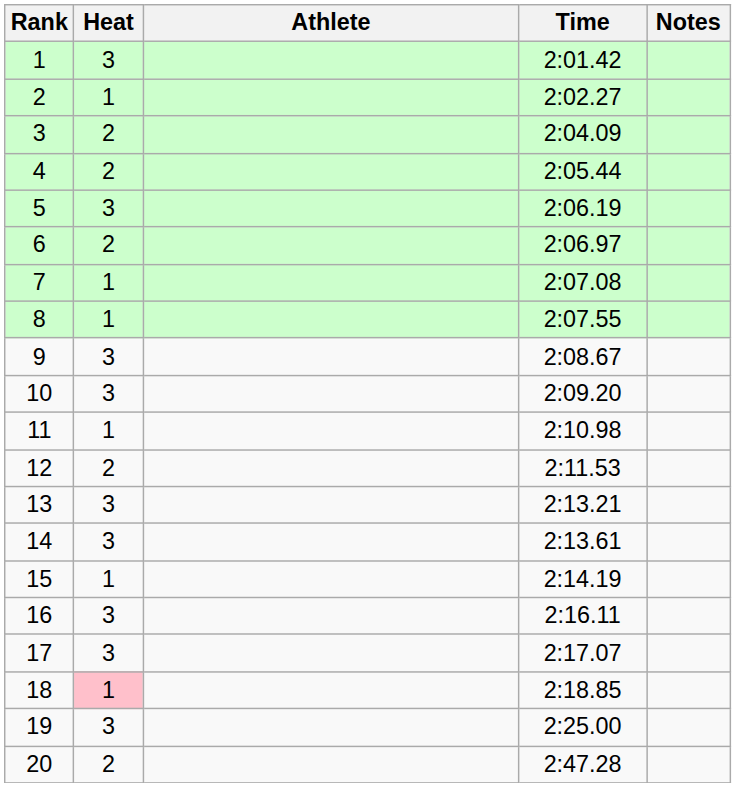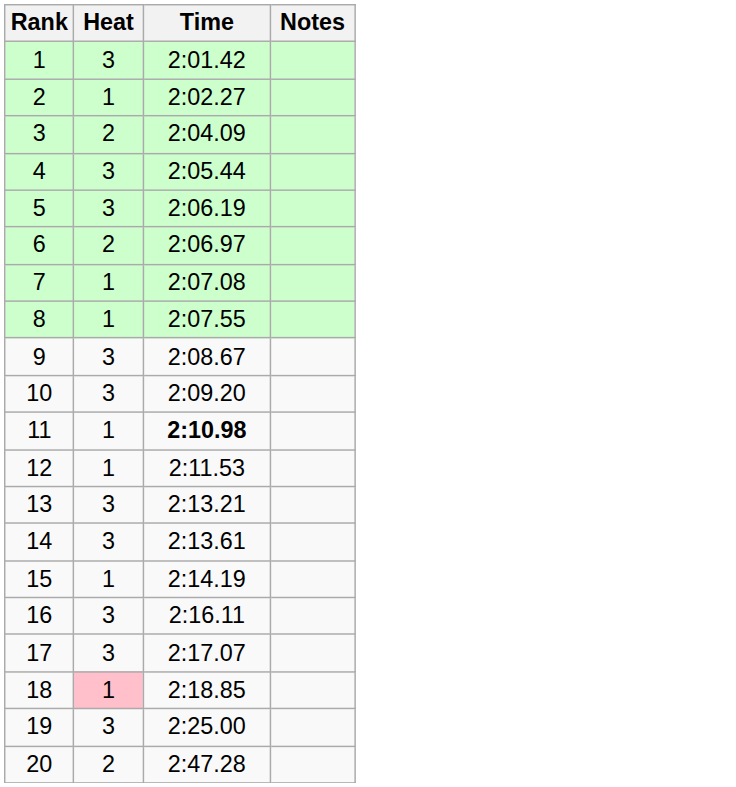- column: (331, 23)
(108, 171) 2 -> (108, 171) 3
(583, 430) normal -> (207, 430) bold
(108, 467) 2 -> (108, 467) 1
